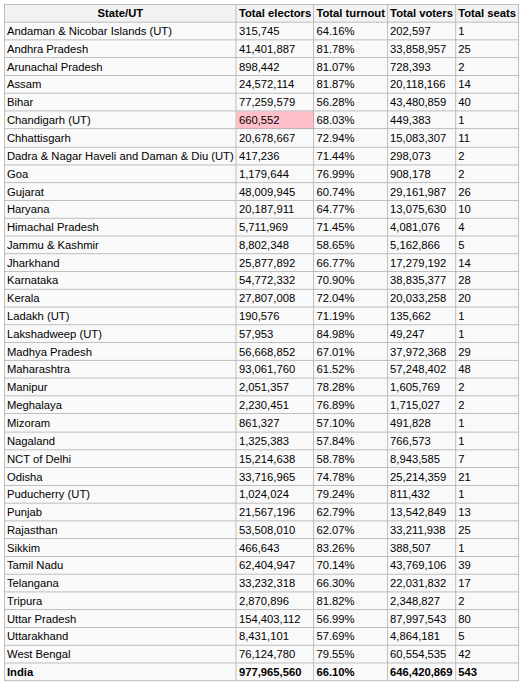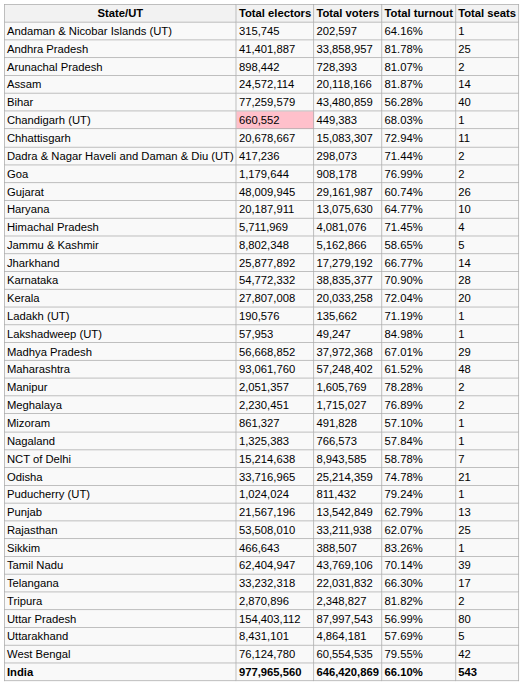columns swapped: (422, 13) <-> (351, 13)
